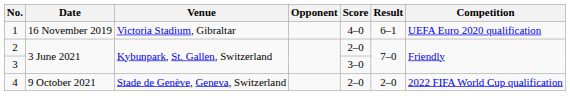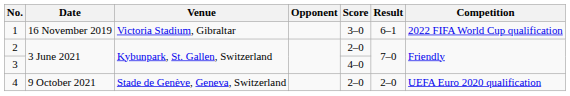(356, 30) 4–0 -> (356, 30) 3–0
(475, 30) UEFA Euro 2020 qualification -> (485, 30) 2022 FIFA World Cup qualification
(356, 64) 3–0 -> (356, 64) 4–0
(485, 82) 2022 FIFA World Cup qualification -> (475, 82) UEFA Euro 2020 qualification
